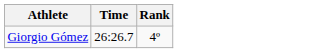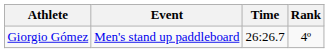+ column: (167, 15)
